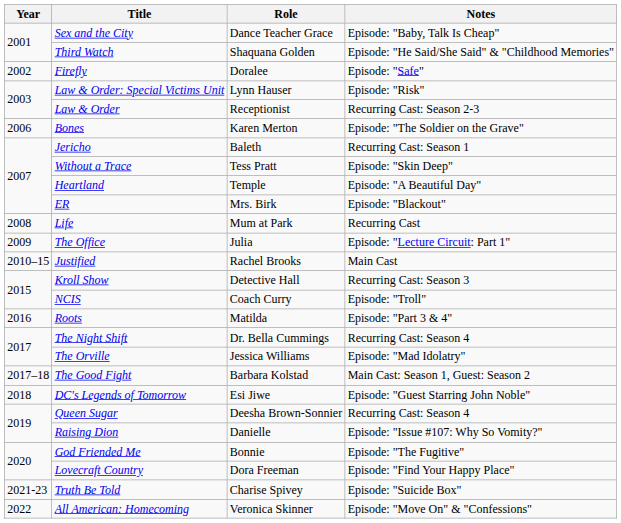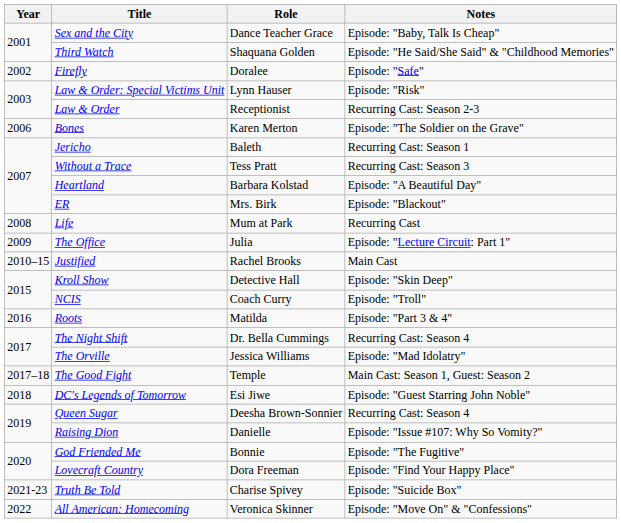(400, 166) Episode: "Skin Deep" -> (409, 166) Recurring Cast: Season 3
(248, 185) Temple -> (269, 185) Barbara Kolstad
(409, 280) Recurring Cast: Season 3 -> (400, 280) Episode: "Skin Deep"
(269, 375) Barbara Kolstad -> (248, 375) Temple
